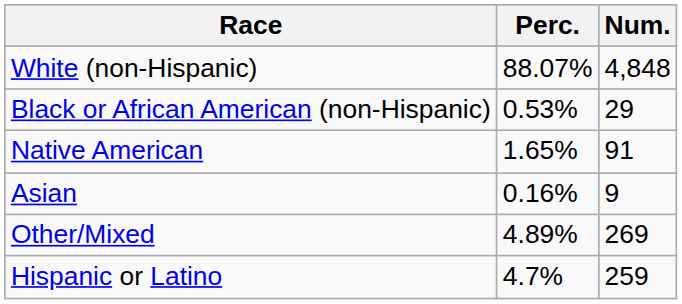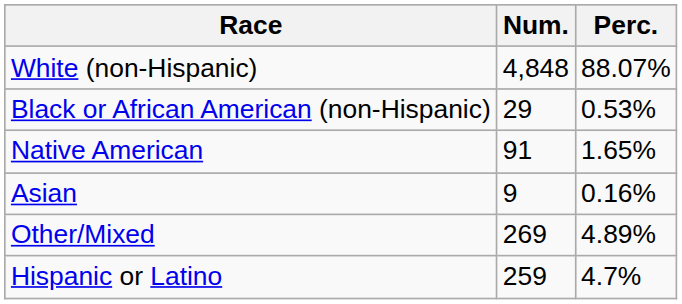columns swapped: (638, 25) <-> (548, 25)
